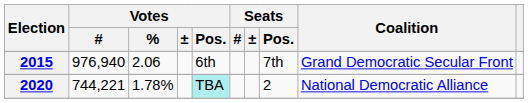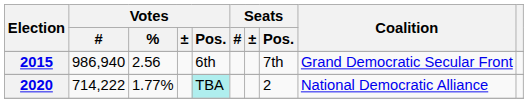(99, 62) 976,940 -> (99, 62) 986,940
(146, 62) 2.06 -> (146, 62) 2.56
(99, 86) 744,221 -> (99, 86) 714,222
(153, 86) 1.78% -> (153, 86) 1.77%
